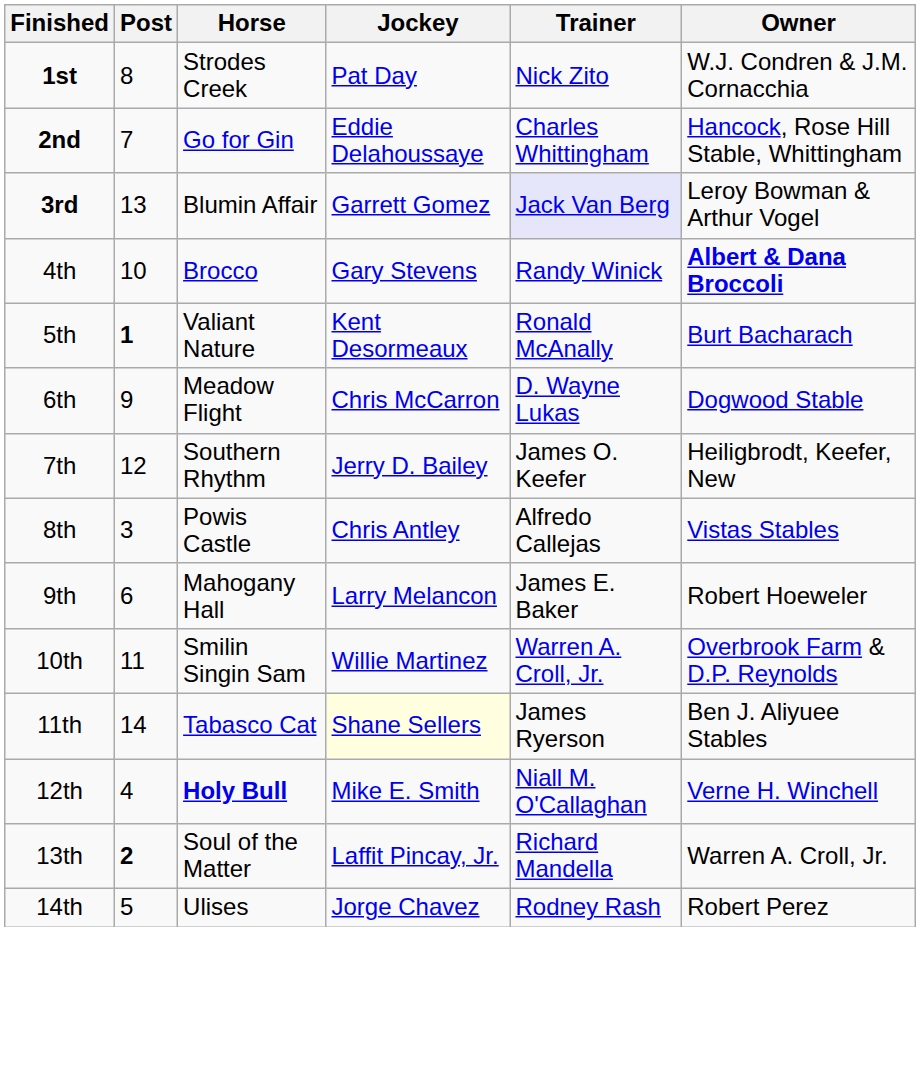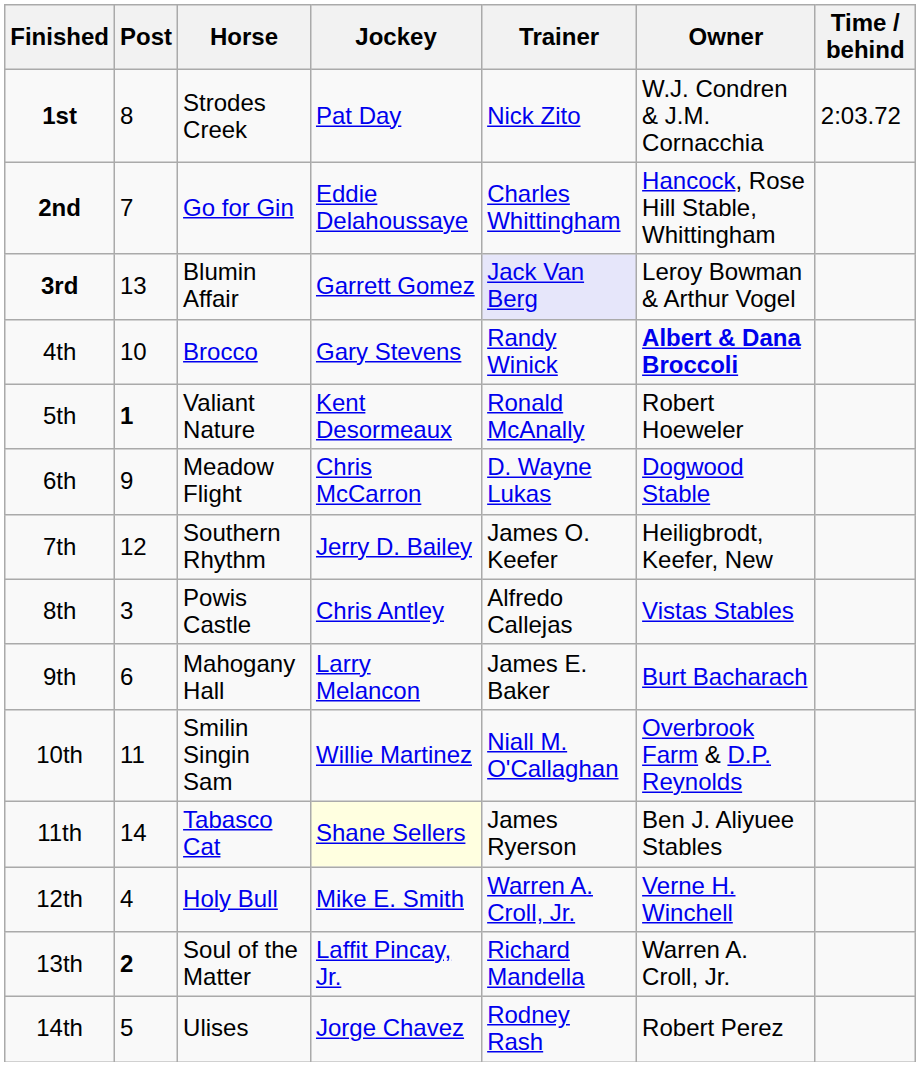+ column: (865, 37)
(770, 335) Burt Bacharach -> (693, 416) Robert Hoeweler
(777, 595) Robert Hoeweler -> (725, 676) Burt Bacharach
(568, 660) Warren A. Croll, Jr. -> (553, 755) Niall M. O'Callaghan
(235, 790) bold -> (230, 898) normal
(581, 790) Niall M. O'Callaghan -> (540, 898) Warren A. Croll, Jr.
